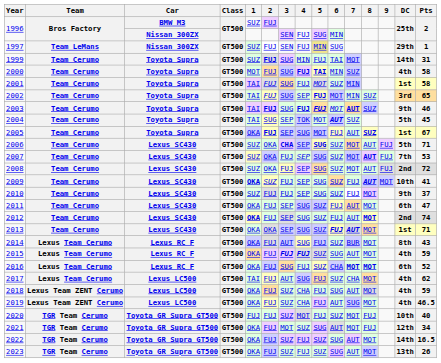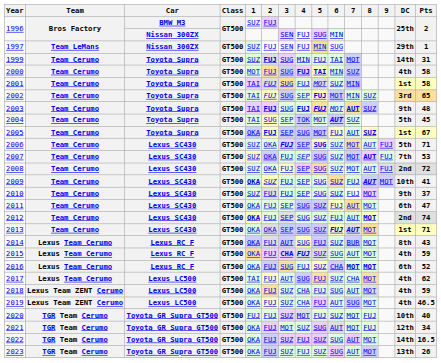(426, 108) 46 -> (426, 108) 48
(287, 144) CHA -> (287, 144) FUJ
(287, 254) FUJ -> (287, 254) CHA
